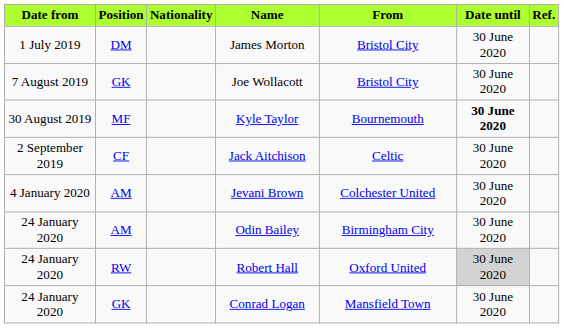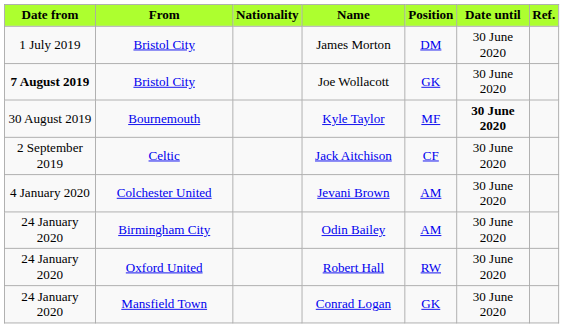columns swapped: (121, 15) <-> (388, 15)
(50, 82) normal -> (50, 82) bold
(493, 267) lightgrey background -> (493, 267) no background
